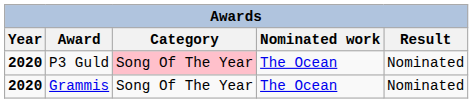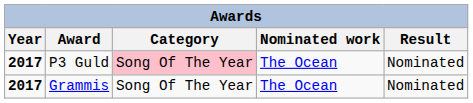(25, 63) 2020 -> (25, 63) 2017
(25, 86) 2020 -> (25, 86) 2017
